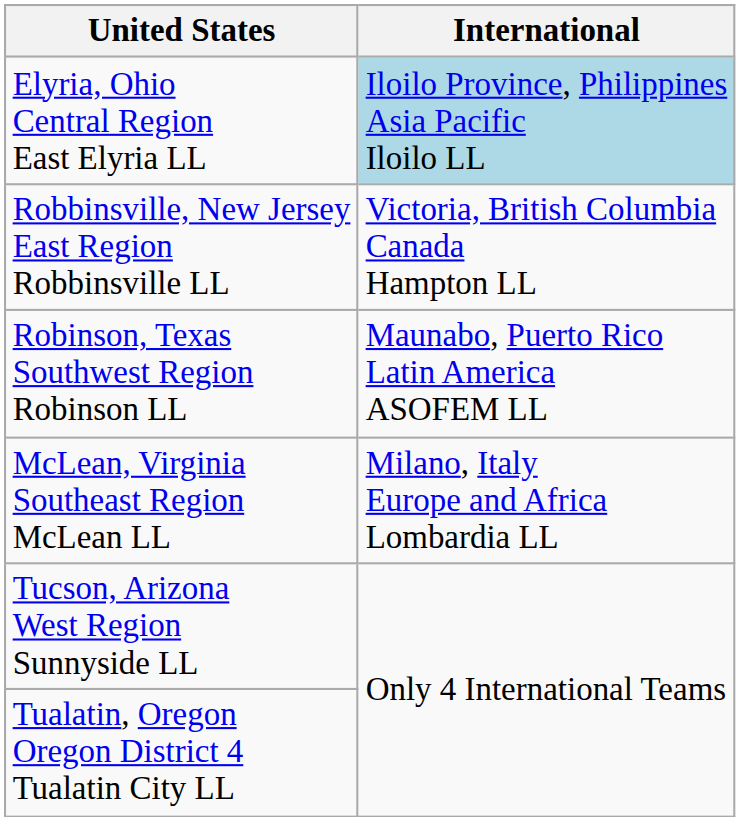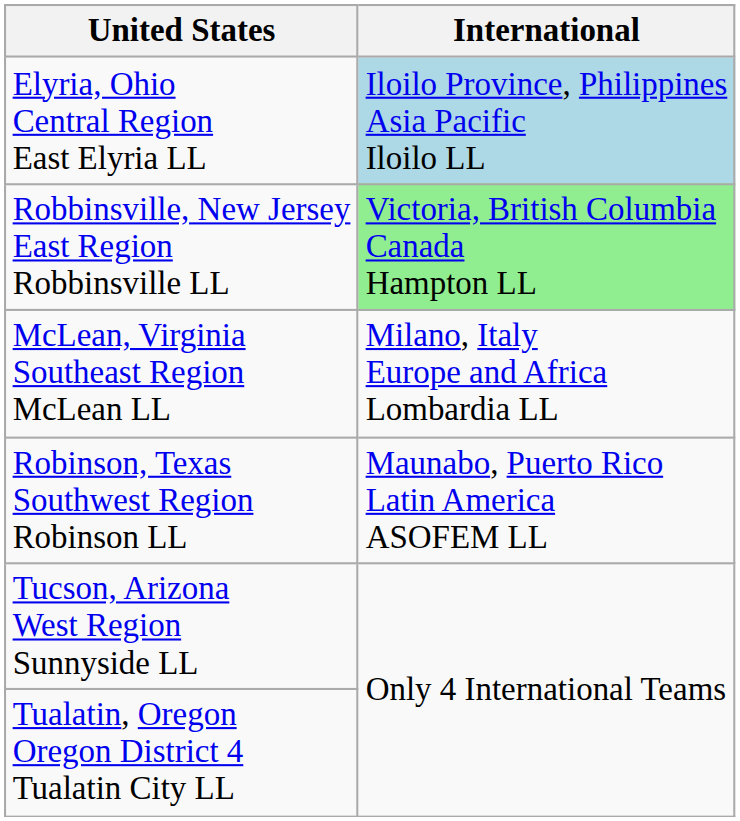(541, 246) no background -> (541, 246) lightgreen background
rows swapped: (129, 499) <-> (133, 372)
